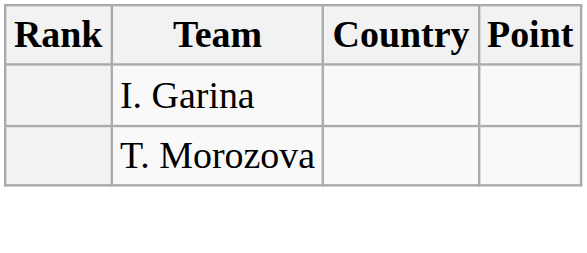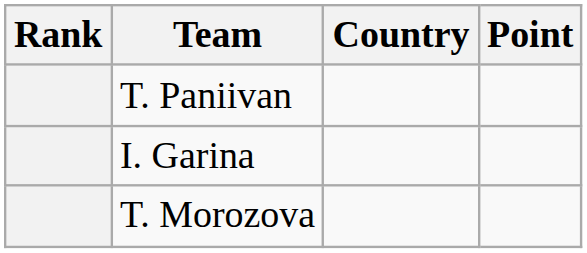+ row: (206, 94)
